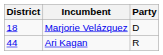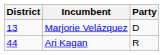(12, 27) 18 -> (12, 27) 13
